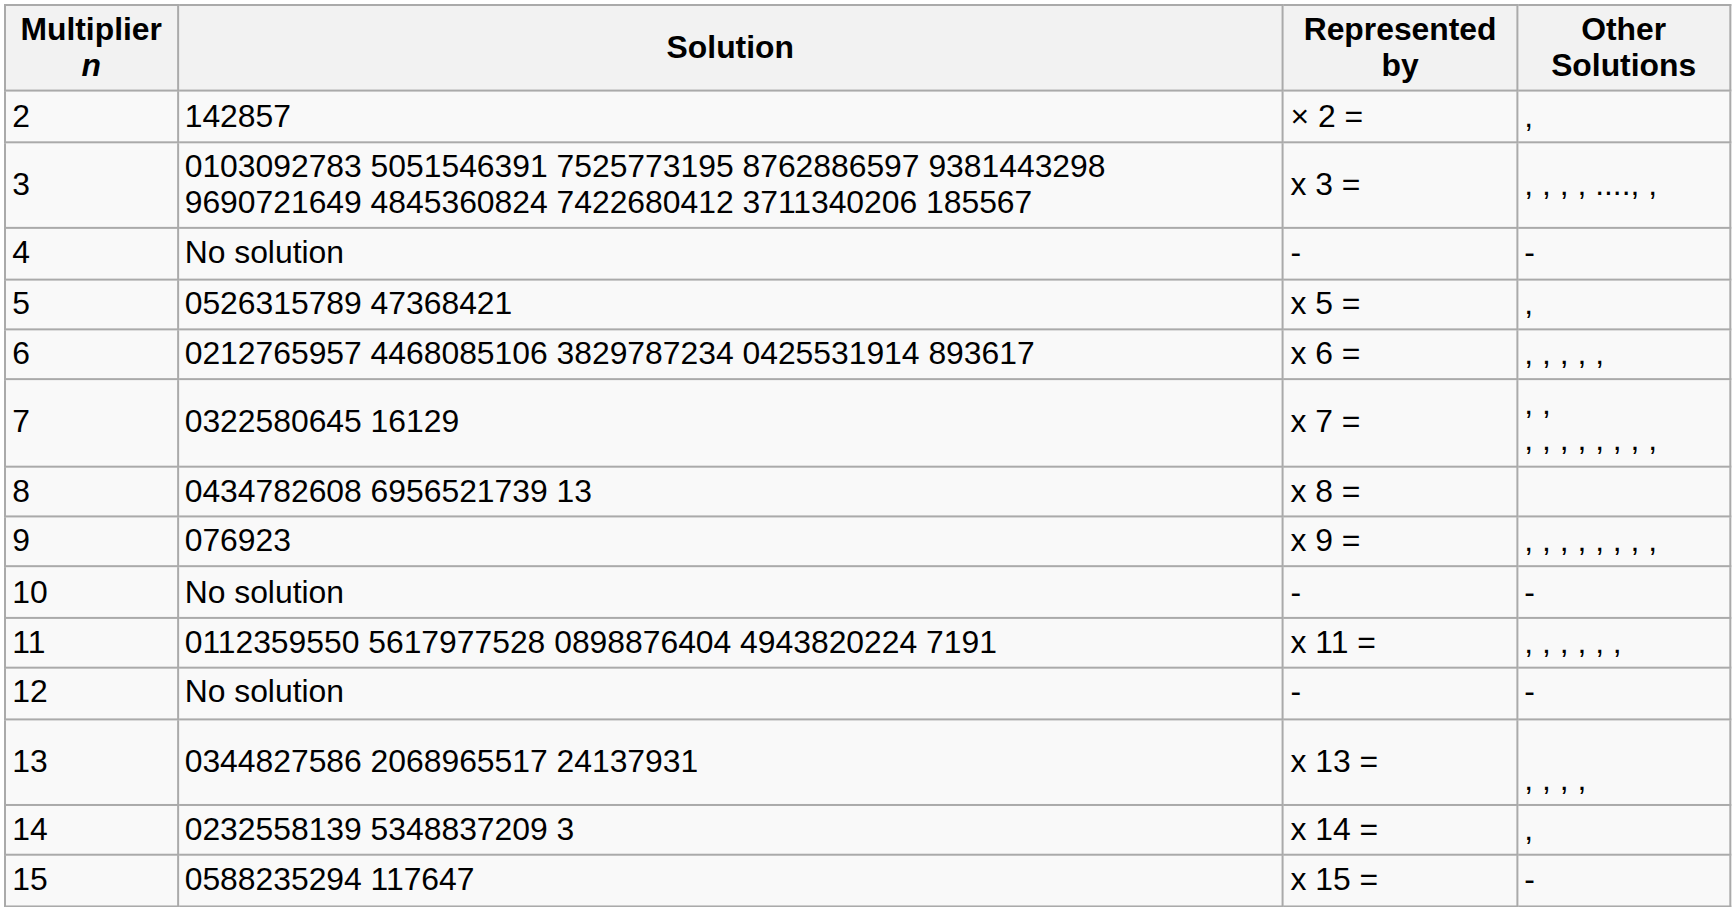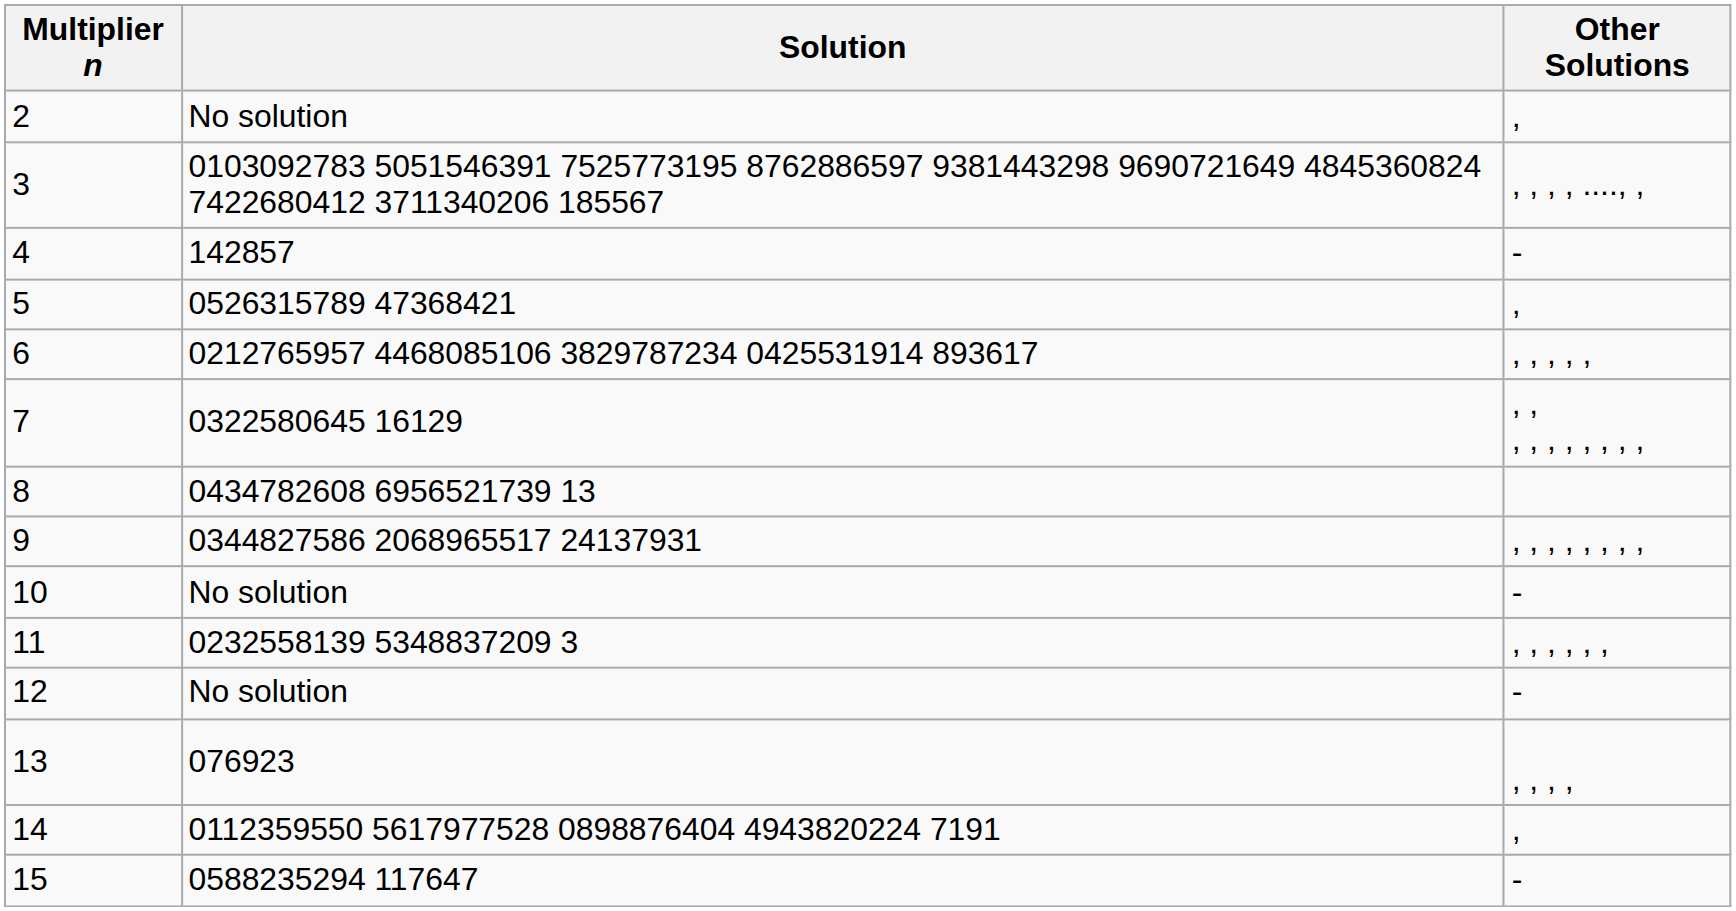- column: (1400, 47)
(238, 116) 142857 -> (268, 116) No solution
(264, 252) No solution -> (242, 252) 142857
(238, 541) 076923 -> (445, 541) 0344827586 2068965517 24137931
(591, 642) 0112359550 5617977528 0898876404 4943820224 7191 -> (383, 642) 0232558139 5348837209 3
(441, 761) 0344827586 2068965517 24137931 -> (242, 761) 076923
(379, 829) 0232558139 5348837209 3 -> (595, 829) 0112359550 5617977528 0898876404 4943820224 7191
